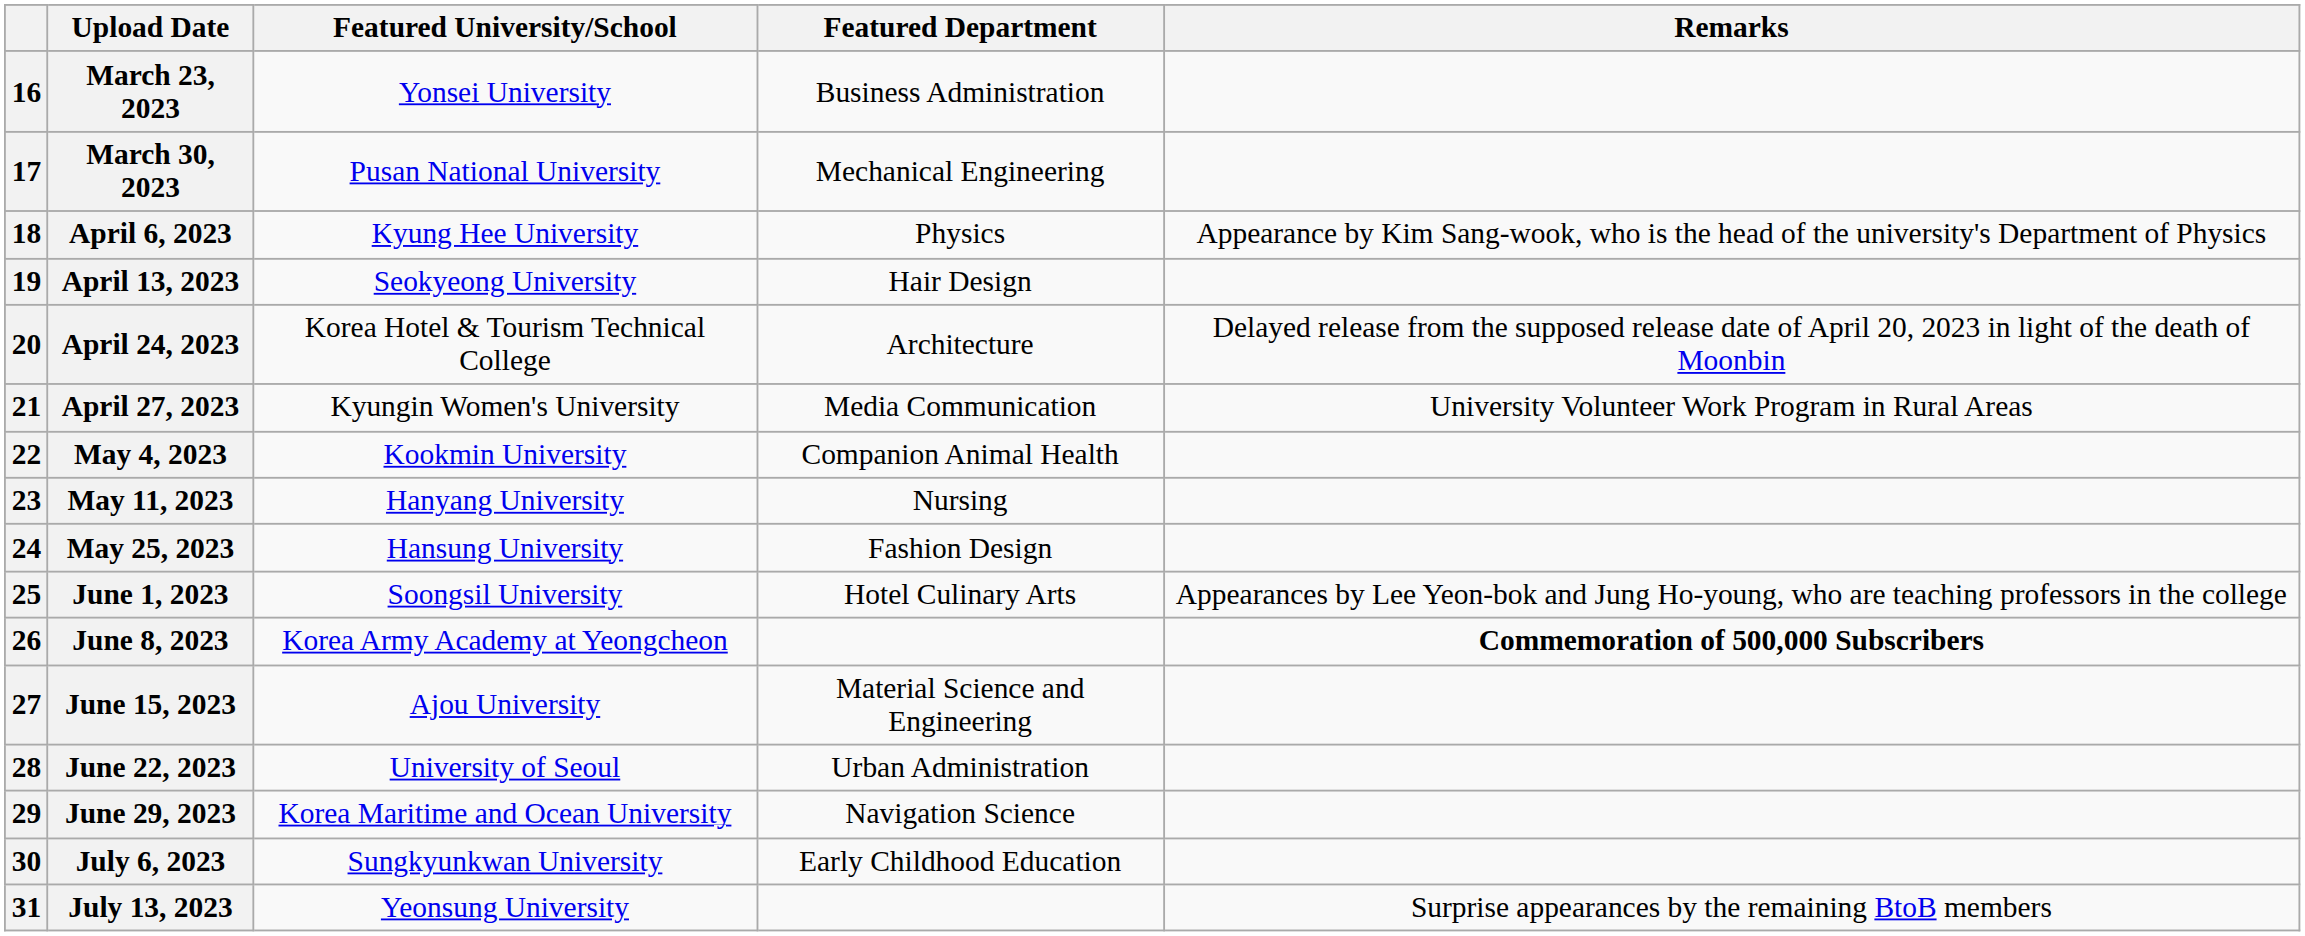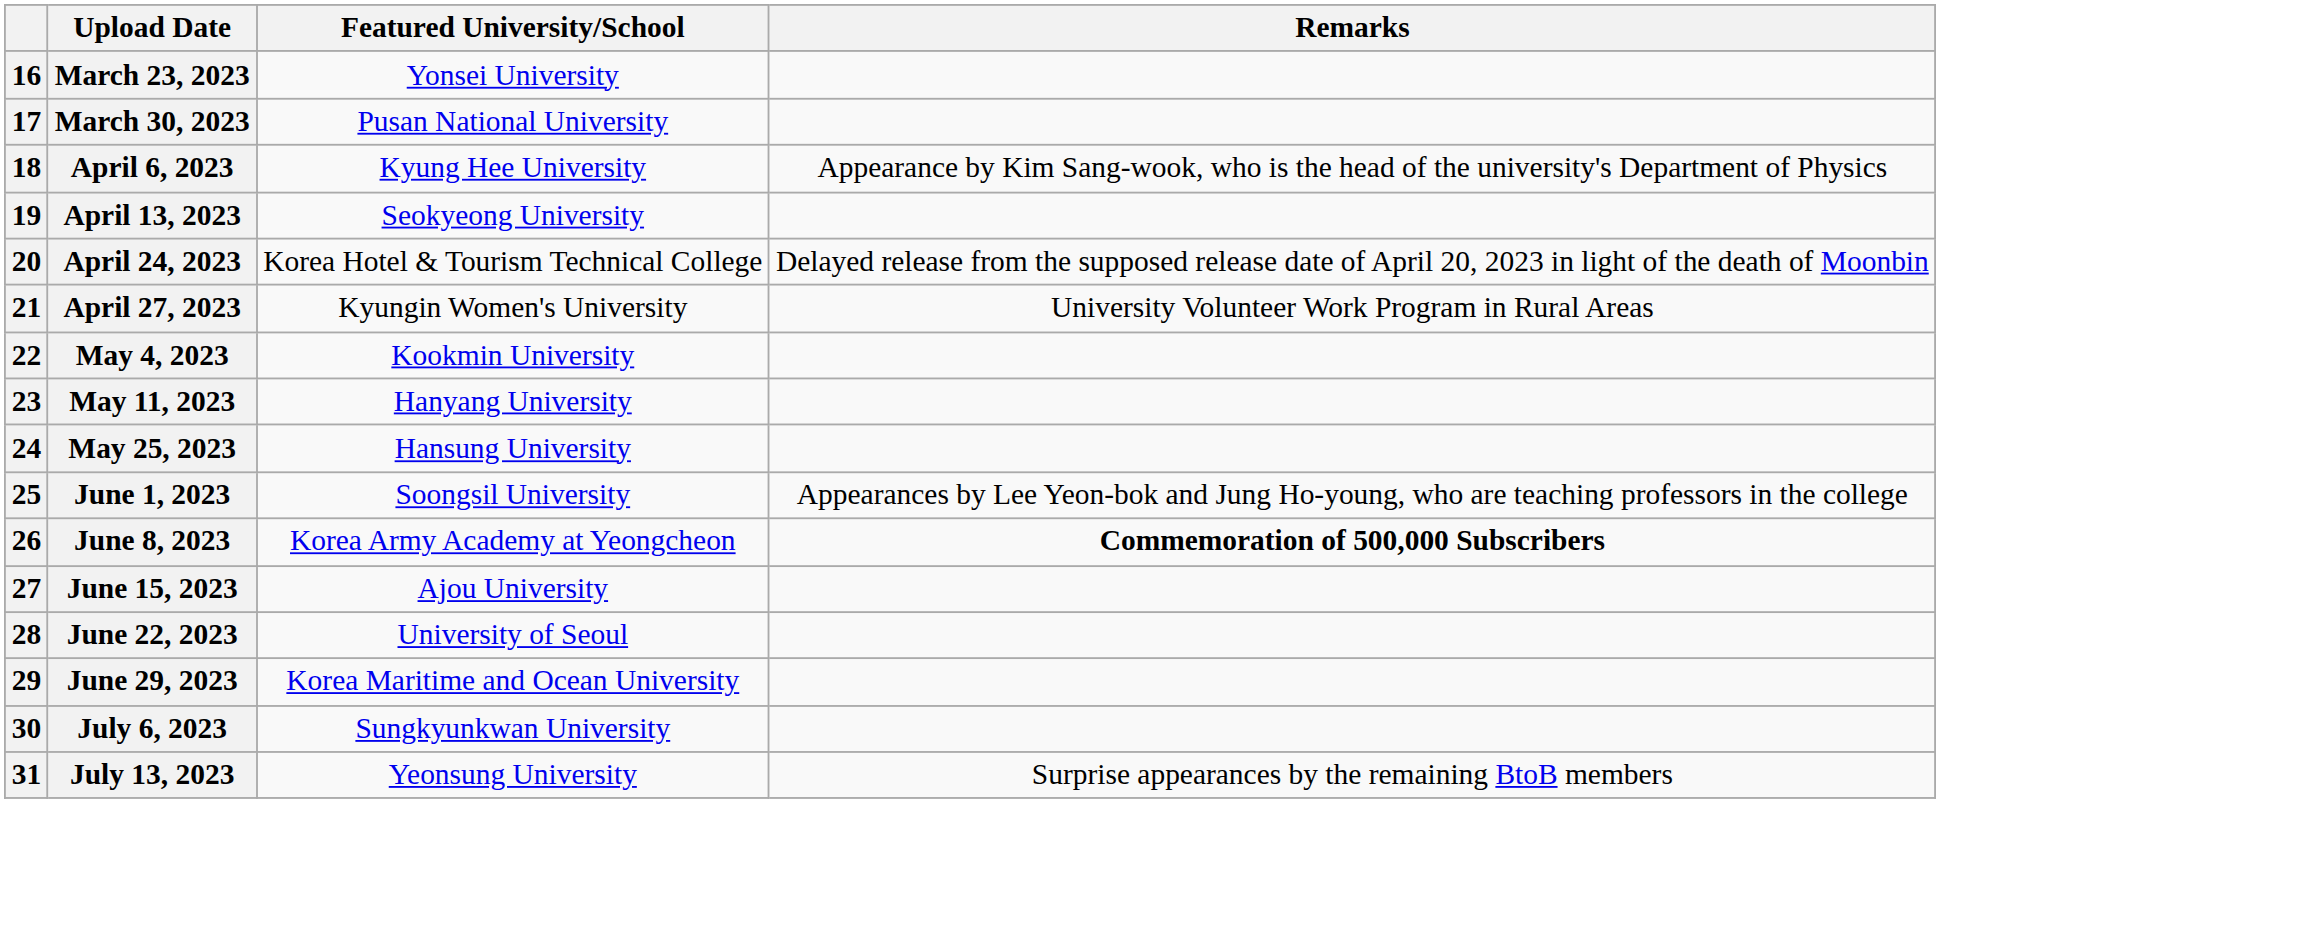- column: (960, 27)
